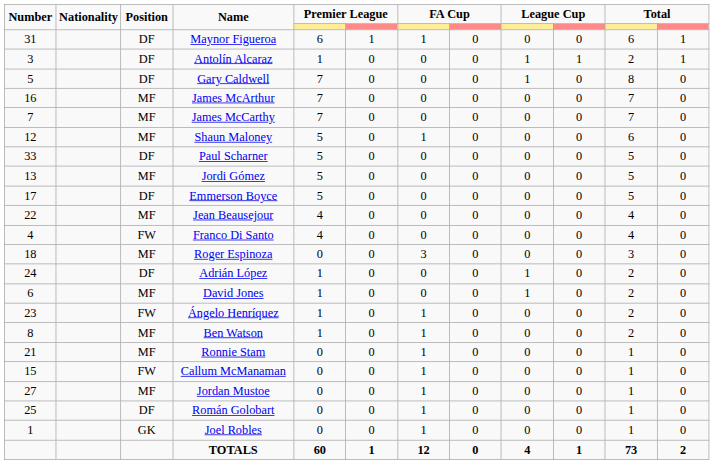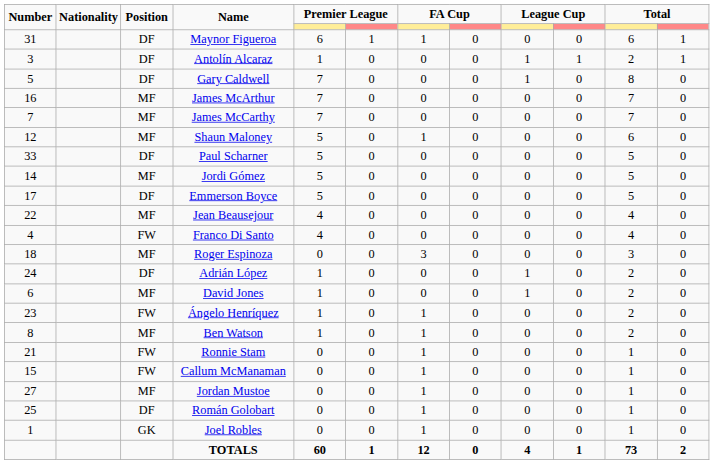(30, 176) 13 -> (30, 176) 14
(147, 352) MF -> (147, 352) FW
